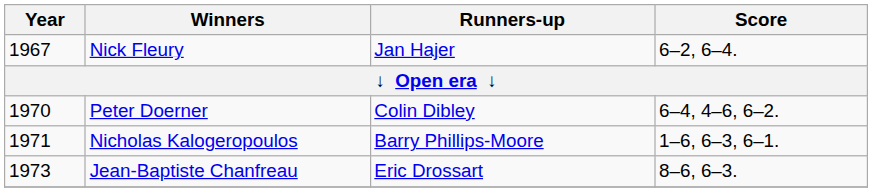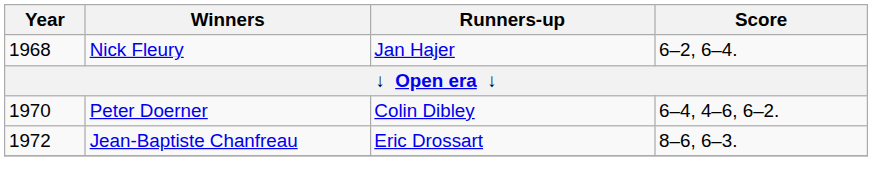(30, 49) 1967 -> (30, 49) 1968
- row: (194, 140)
(30, 170) 1973 -> (30, 140) 1972
